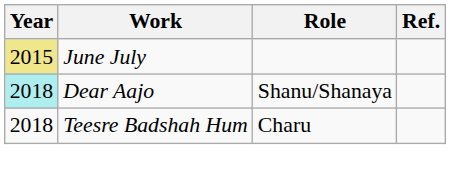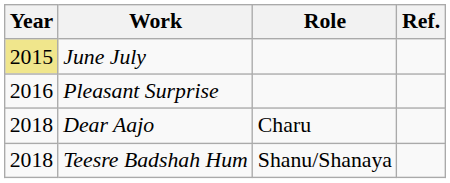+ row: (141, 90)
(31, 90) paleturquoise background -> (31, 125) no background
(325, 90) Shanu/Shanaya -> (284, 125) Charu
(284, 125) Charu -> (325, 159) Shanu/Shanaya
